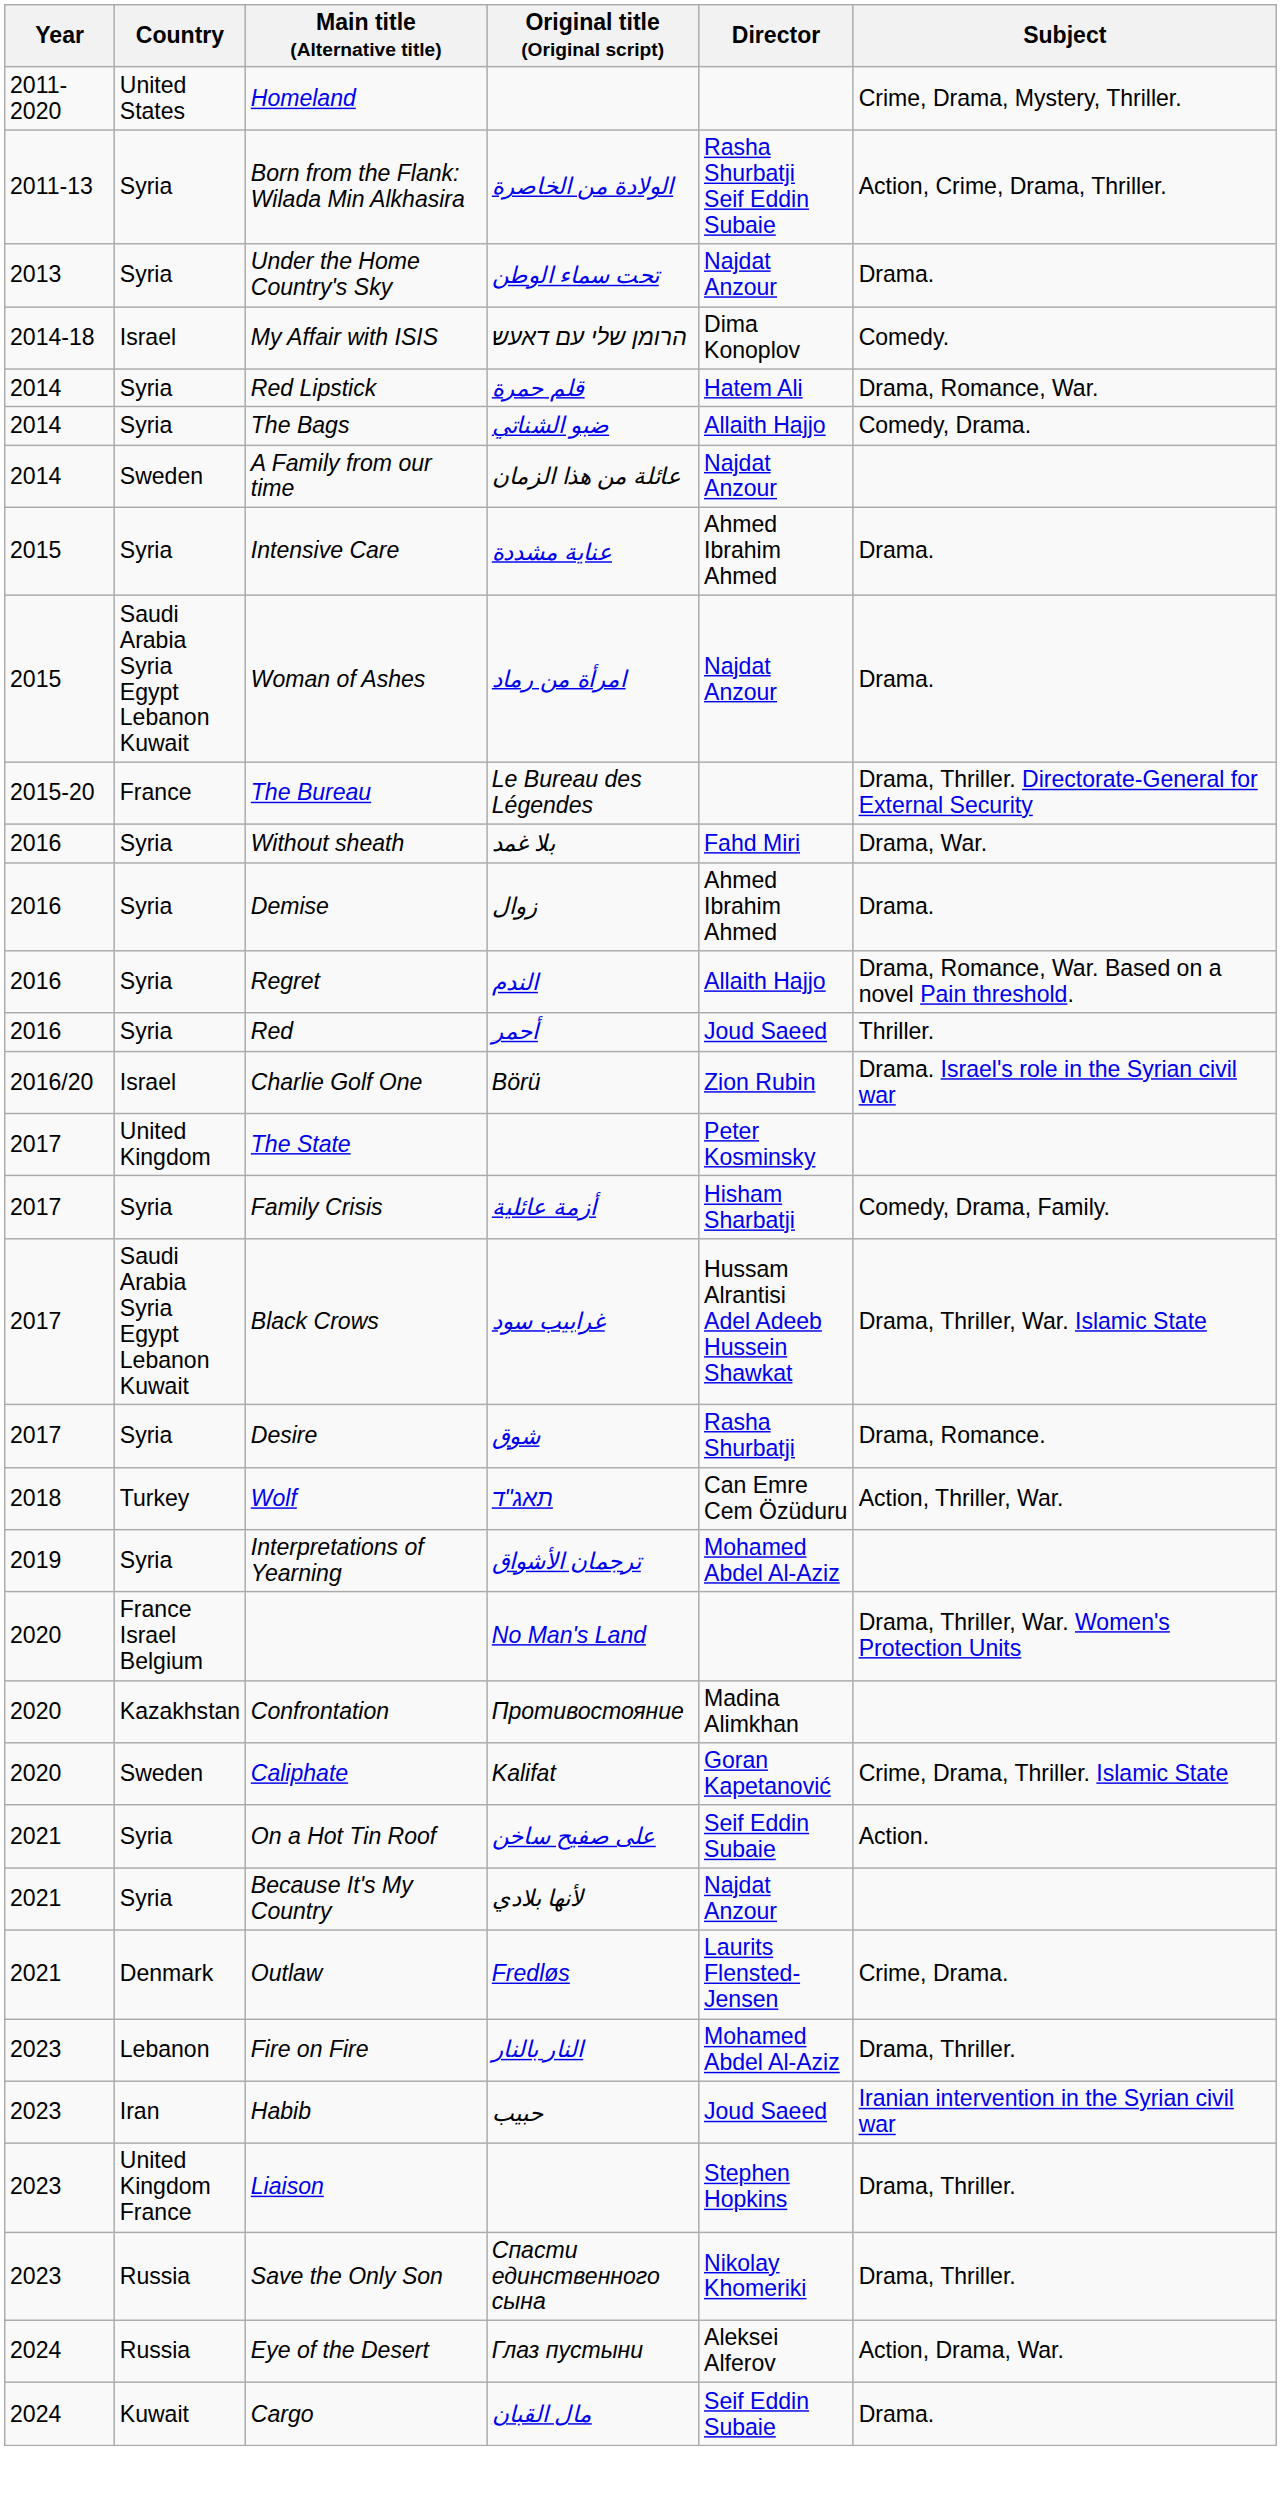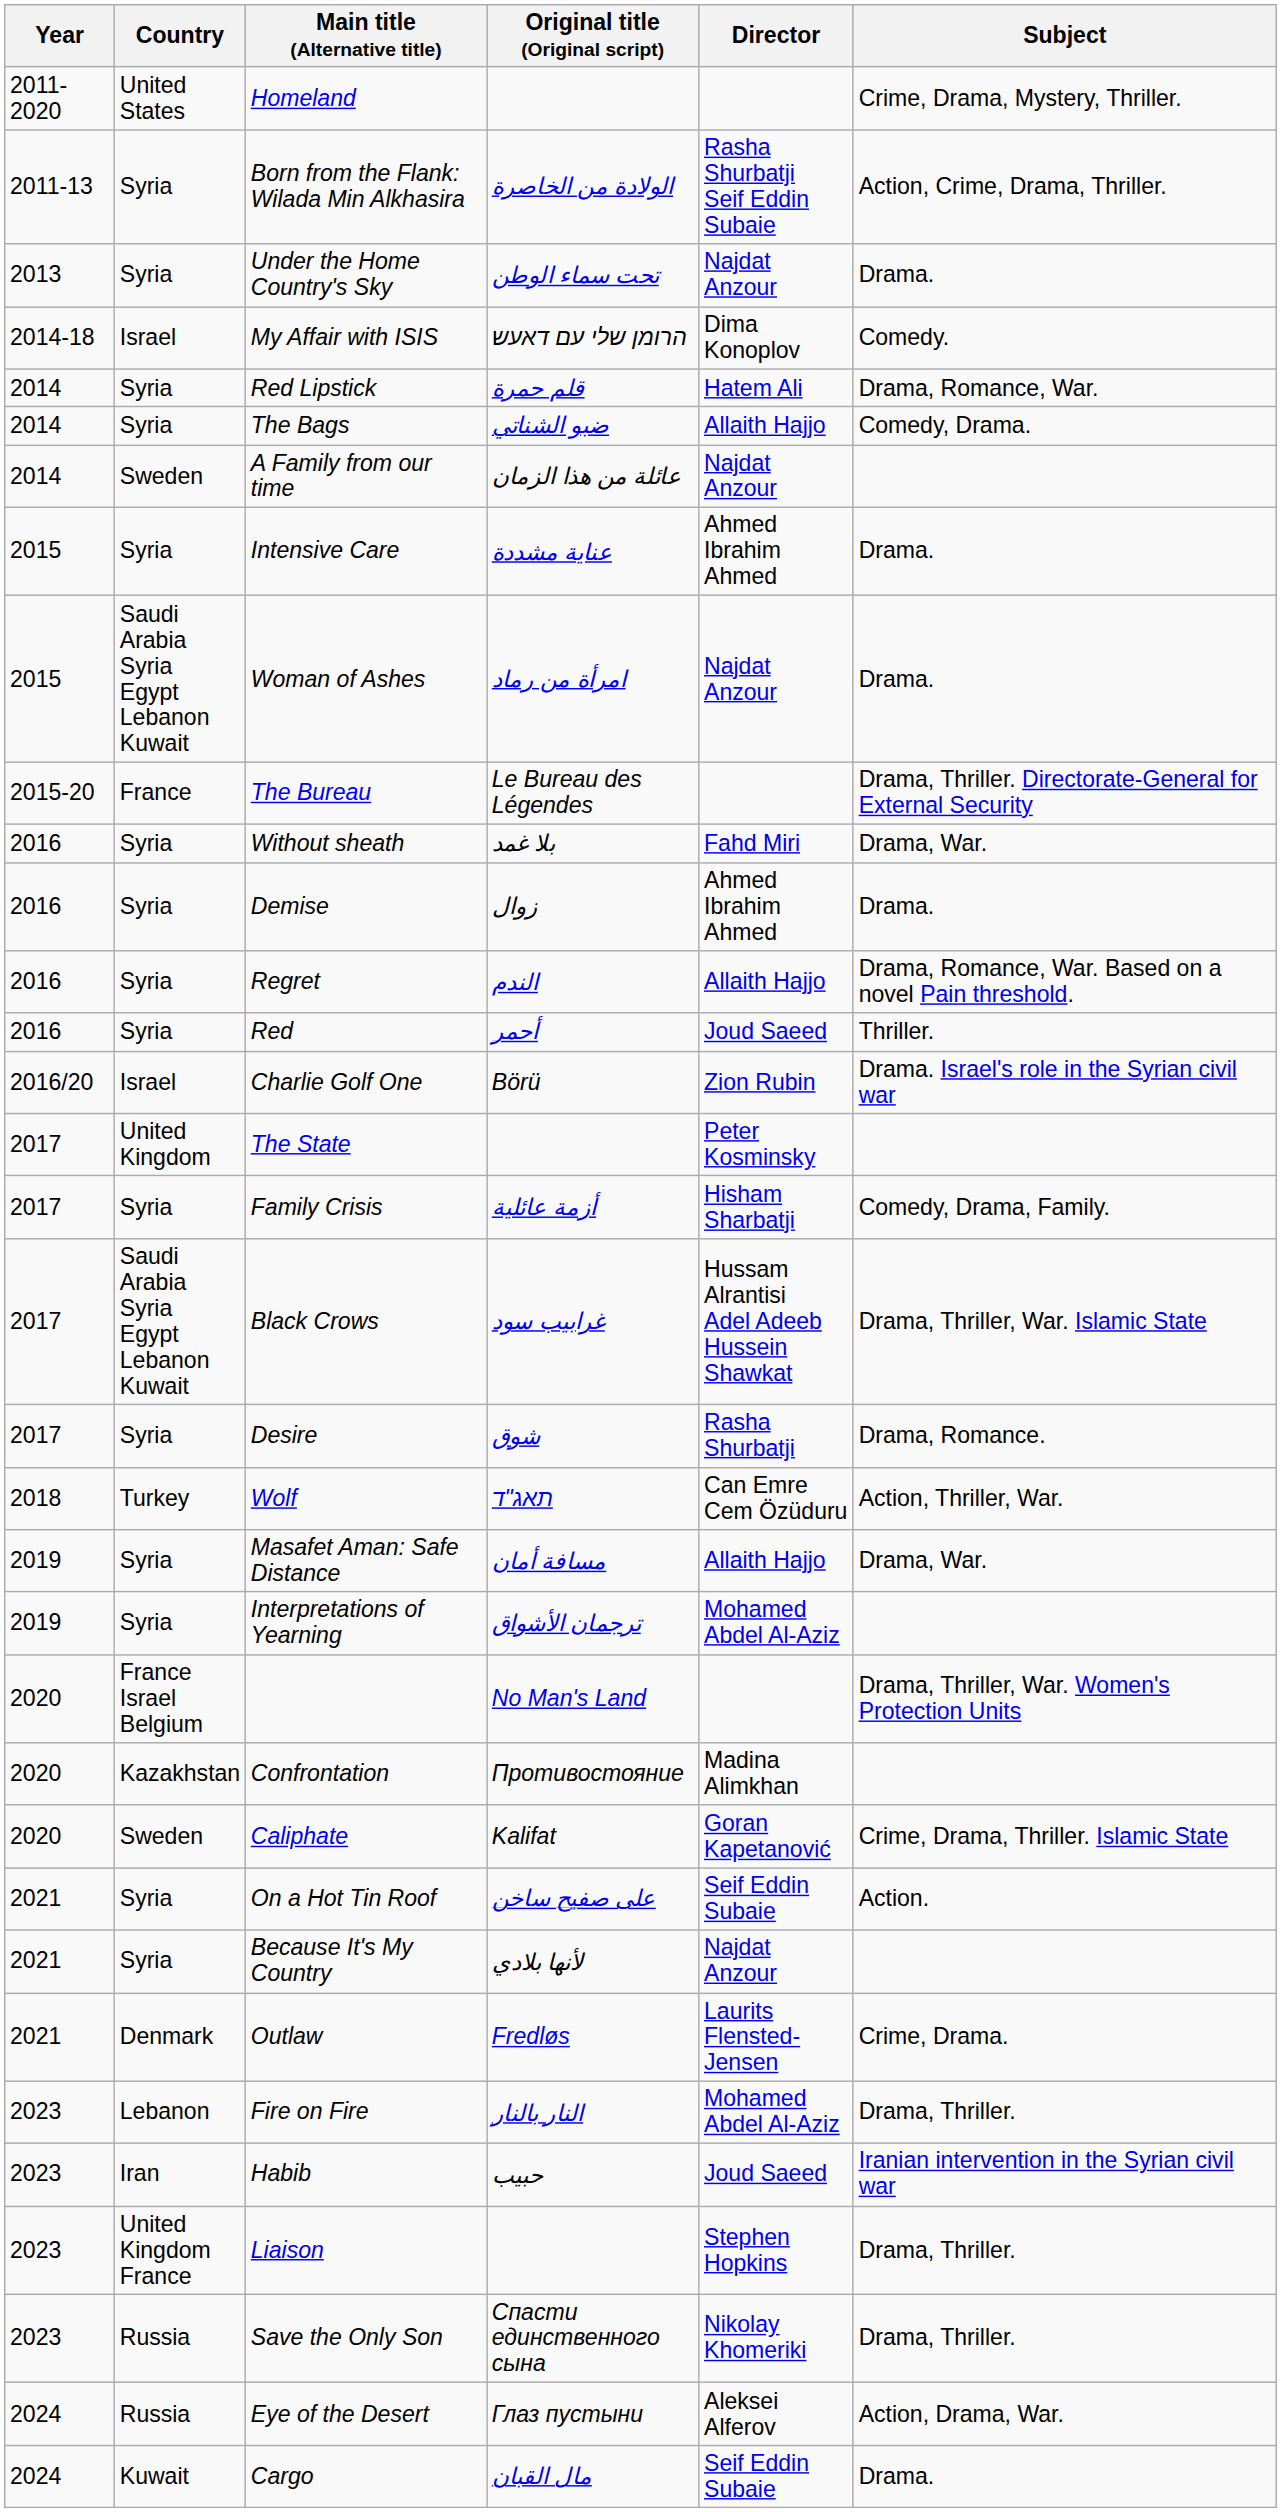+ row: (355, 1560)
